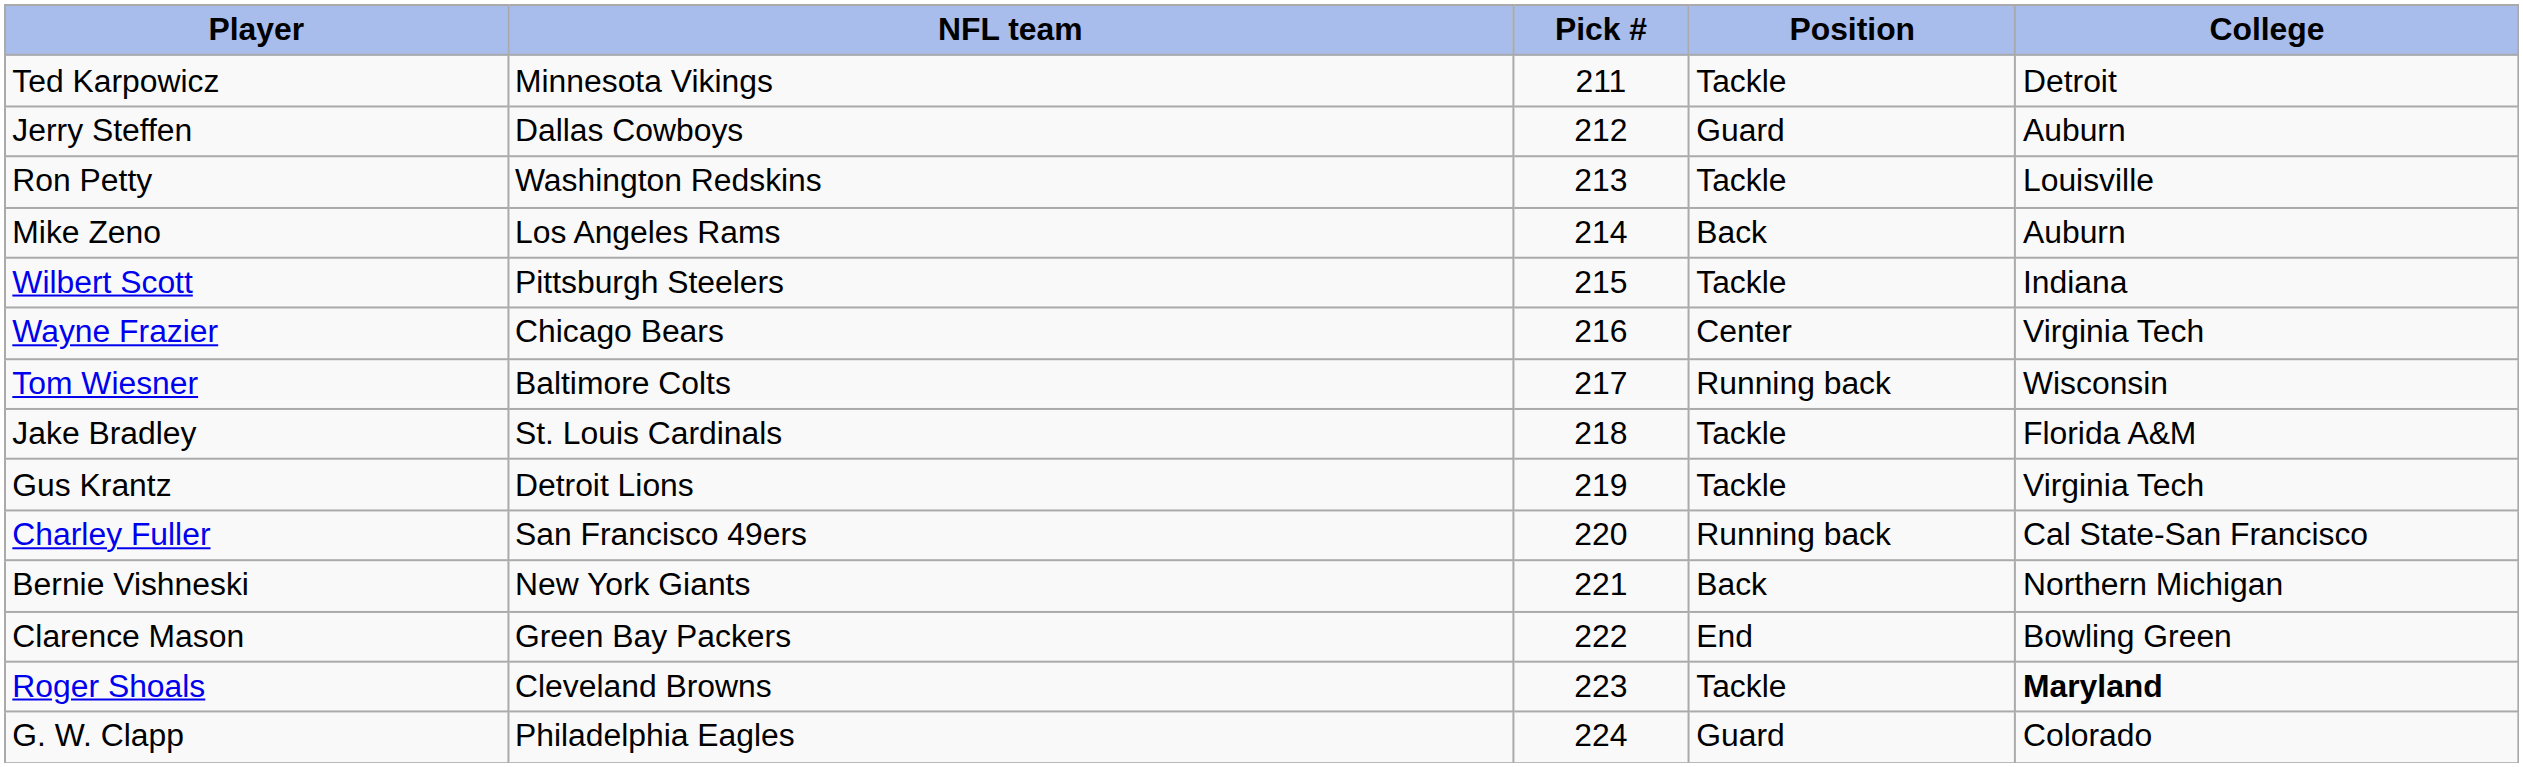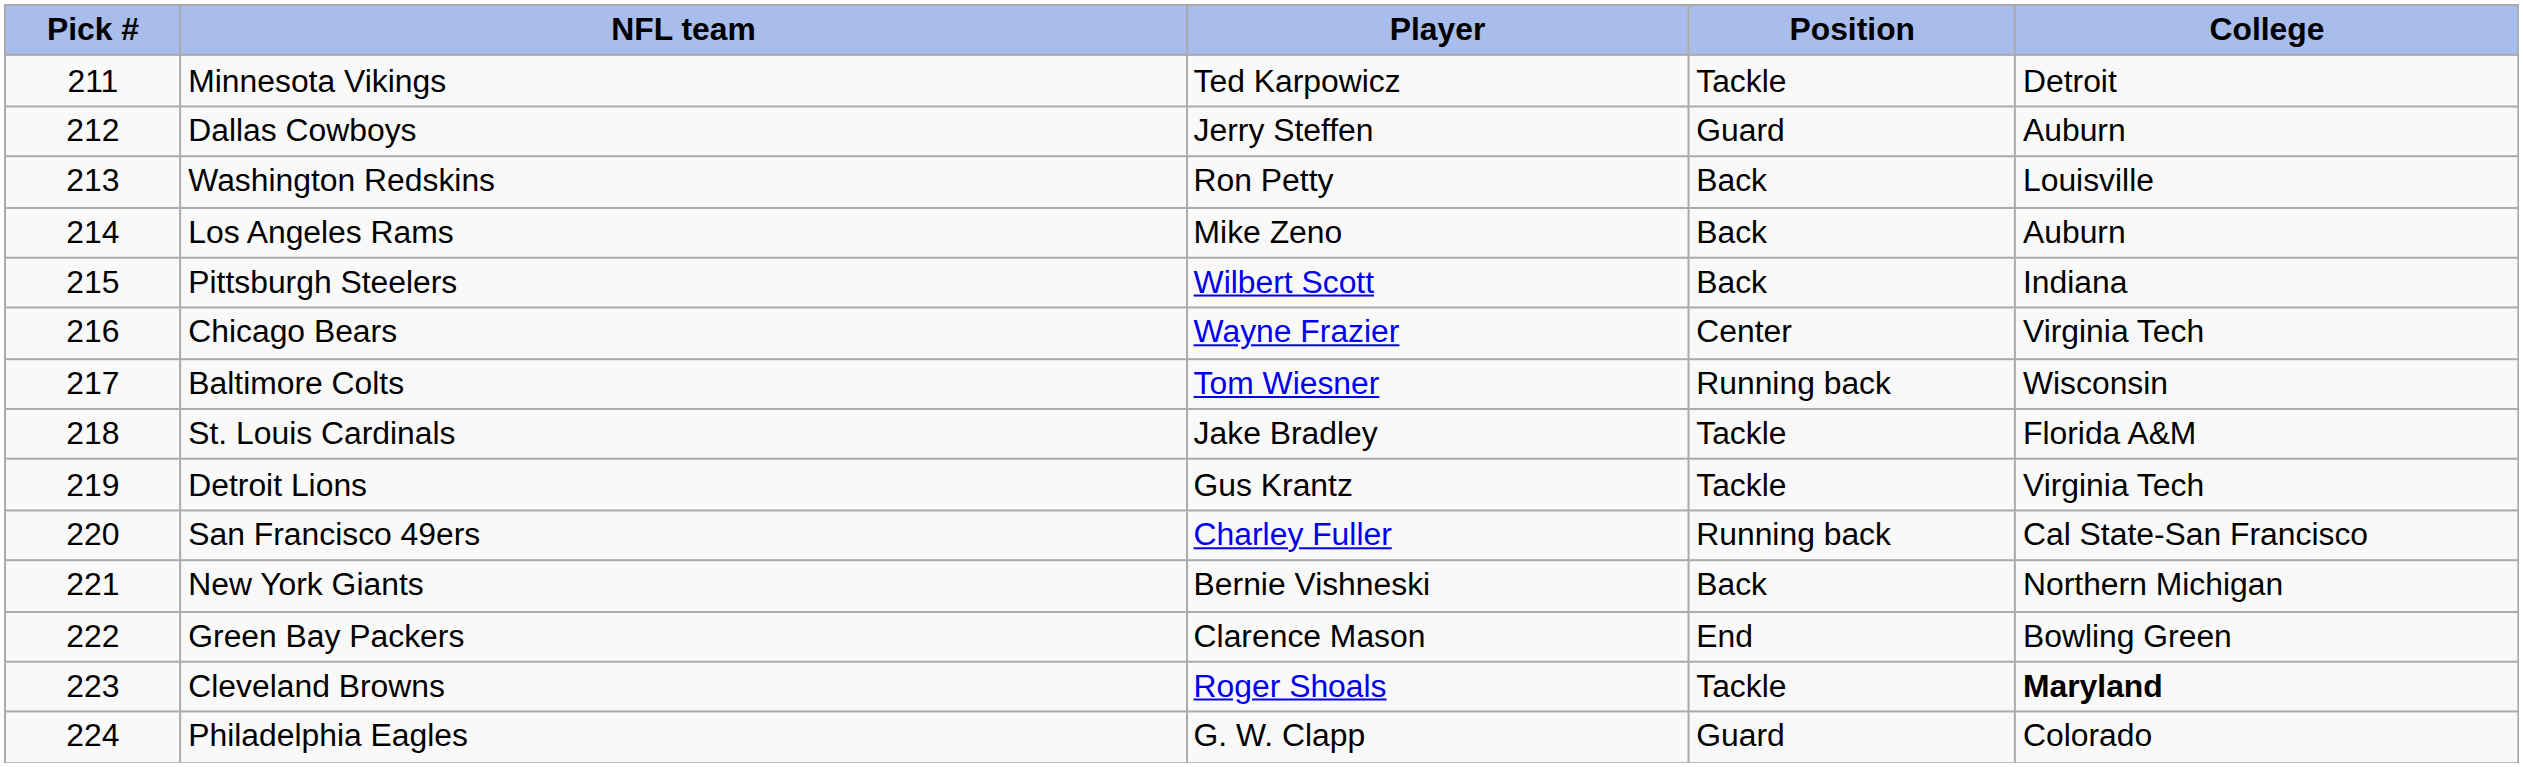columns swapped: (1601, 29) <-> (256, 29)
(1741, 181) Tackle -> (1732, 181) Back
(1741, 282) Tackle -> (1732, 282) Back
